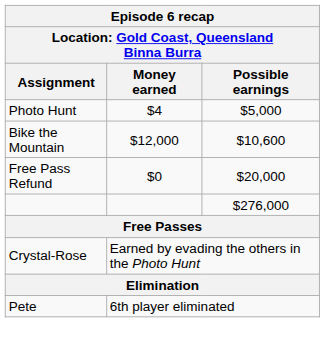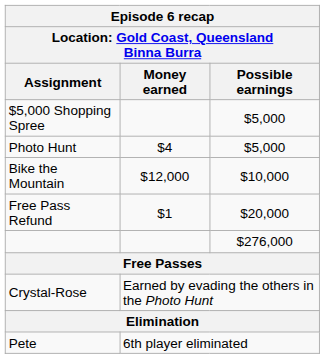+ row: (60, 118)
(261, 140) $10,600 -> (265, 176) $10,000
(154, 176) $0 -> (165, 213) $1
